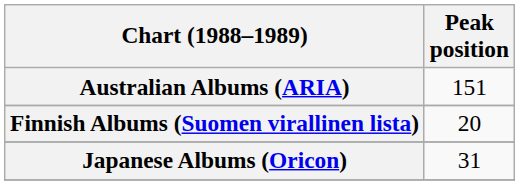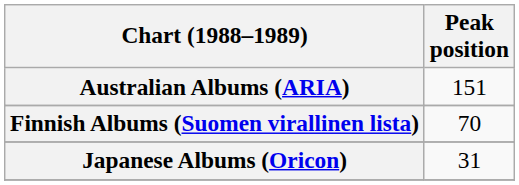(469, 123) 20 -> (469, 123) 70
